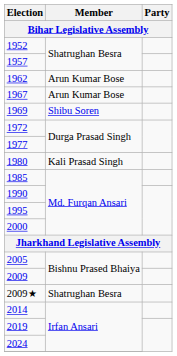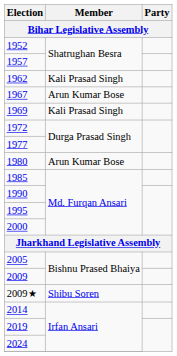(86, 78) Arun Kumar Bose -> (85, 78) Kali Prasad Singh
(73, 111) Shibu Soren -> (85, 111) Kali Prasad Singh
(85, 161) Kali Prasad Singh -> (86, 161) Arun Kumar Bose
(85, 293) Shatrughan Besra -> (73, 293) Shibu Soren
